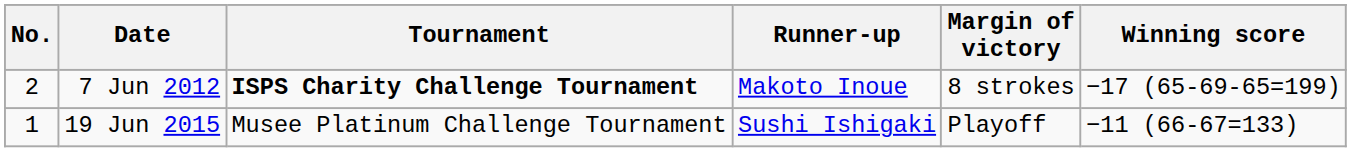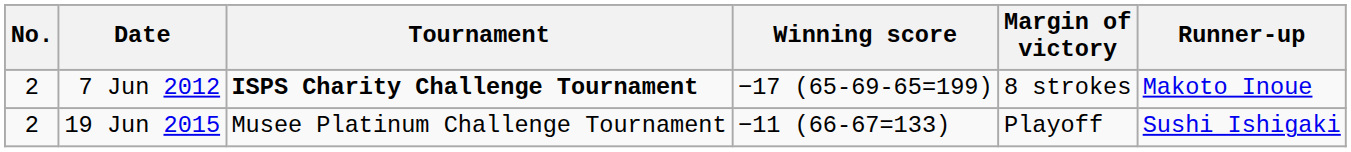columns swapped: (1213, 38) <-> (837, 38)
(32, 127) 1 -> (32, 127) 2
